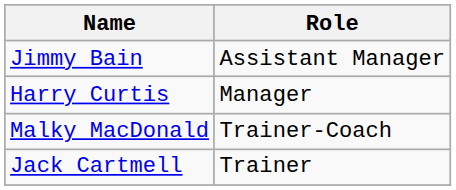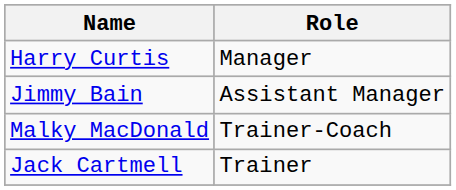rows swapped: (90, 95) <-> (76, 59)
